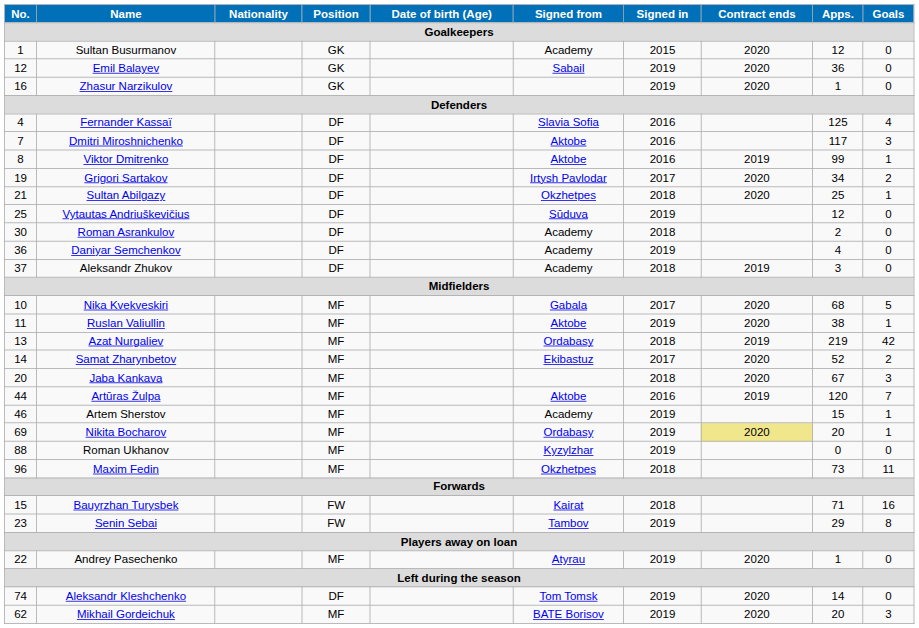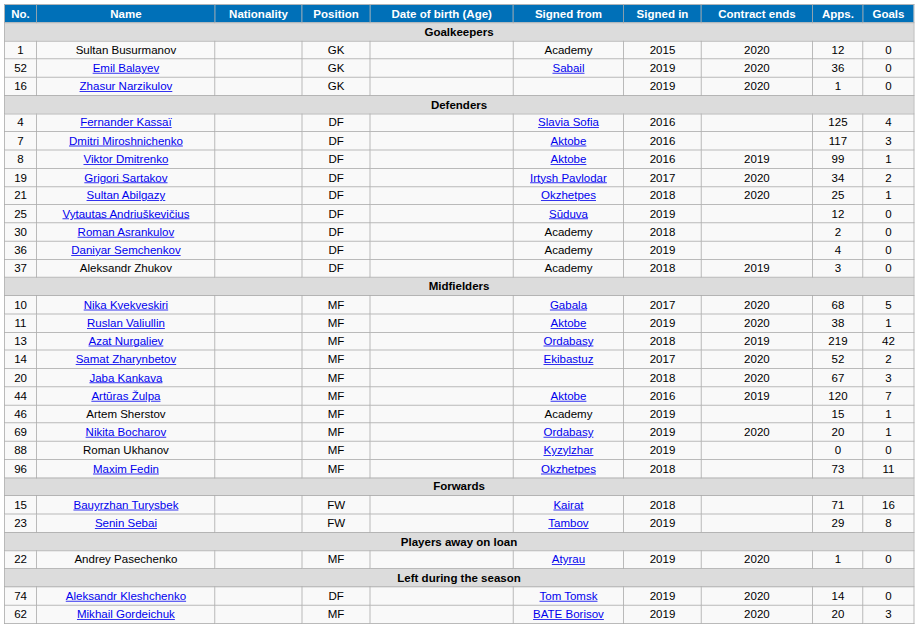(21, 68) 12 -> (21, 68) 52
(757, 432) khaki background -> (757, 432) no background
